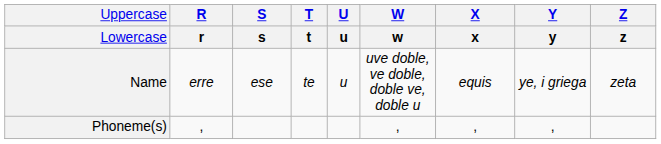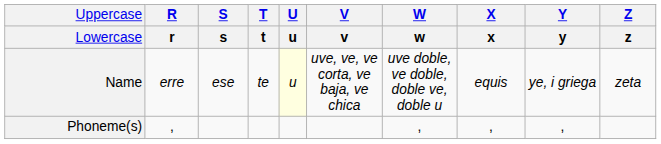+ column: (344, 37)
(344, 82) no background -> (293, 82) lightyellow background
